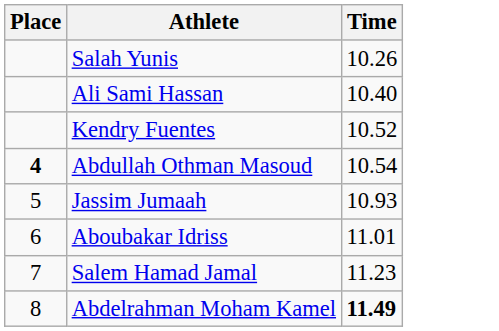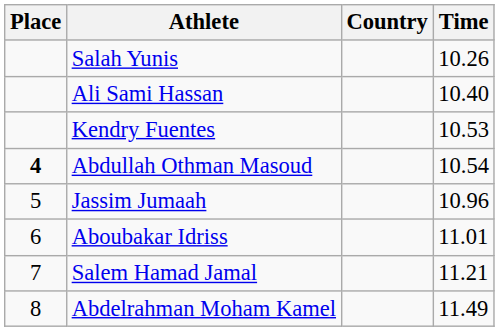+ column: (387, 22)
(372, 129) 10.52 -> (464, 129) 10.53
(372, 201) 10.93 -> (464, 201) 10.96
(371, 272) 11.23 -> (463, 272) 11.21
(371, 308) bold -> (463, 308) normal
